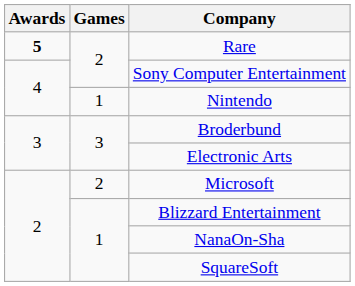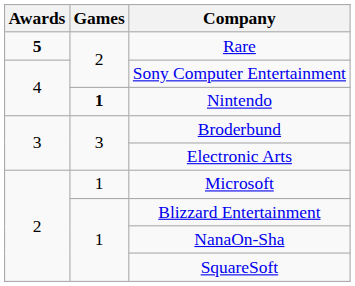(99, 101) normal -> (99, 101) bold
(99, 184) 2 -> (99, 184) 1
